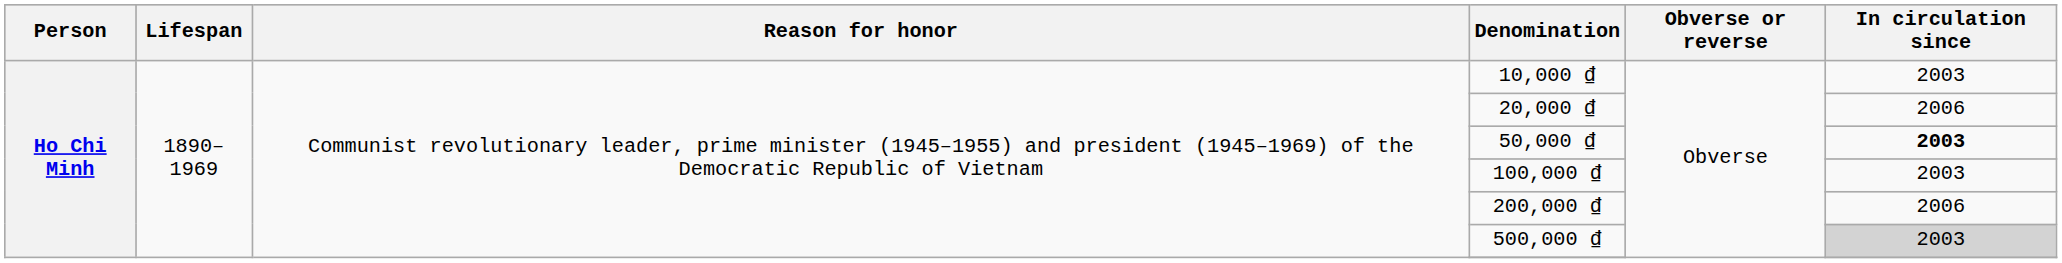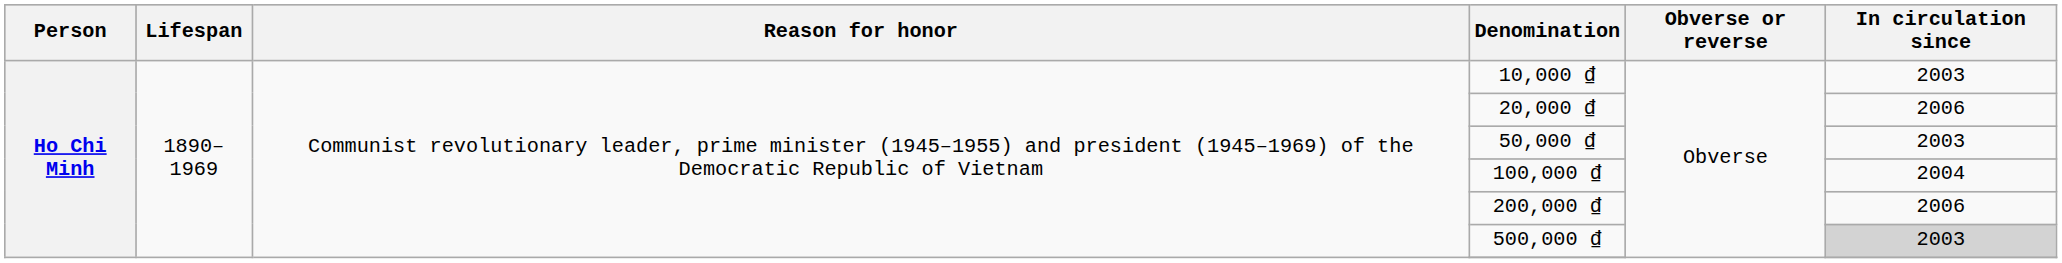(1941, 143) bold -> (1941, 143) normal
(1941, 175) 2003 -> (1941, 175) 2004
